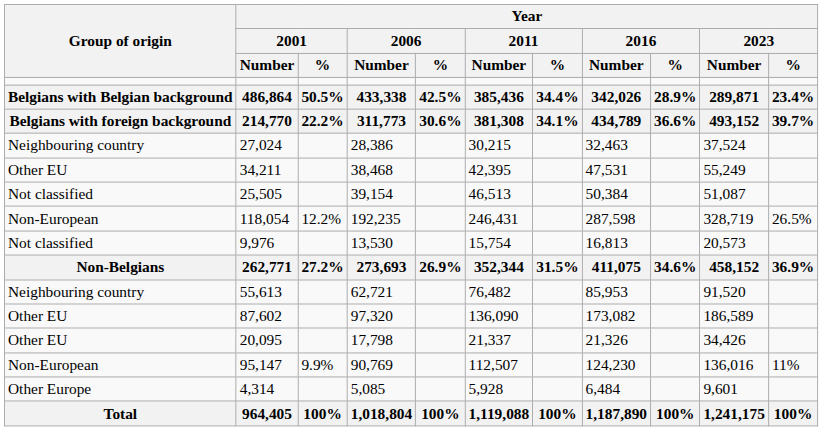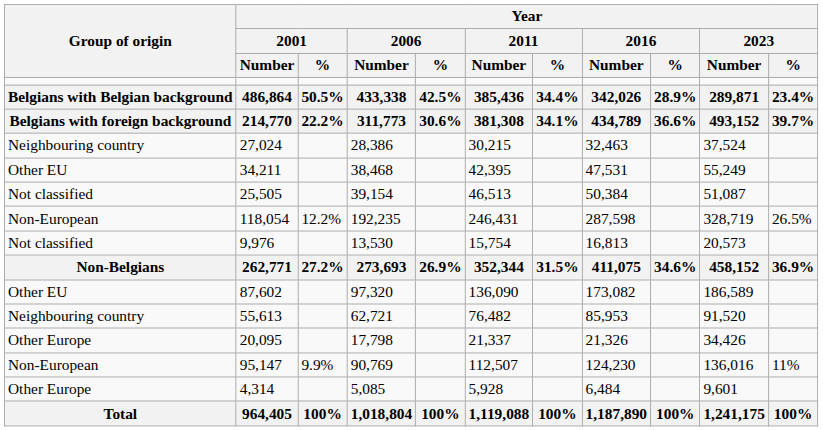rows swapped: (261, 291) <-> (261, 316)
(38, 340) Other EU -> (50, 340) Other Europe
